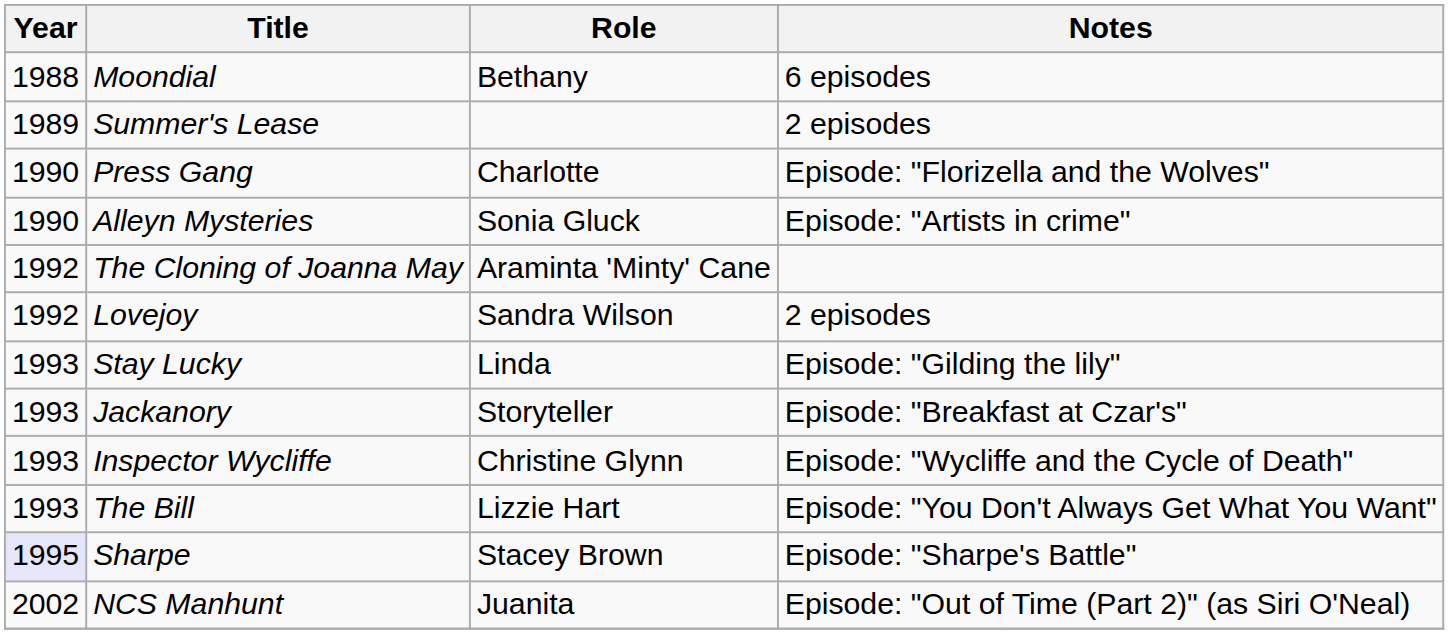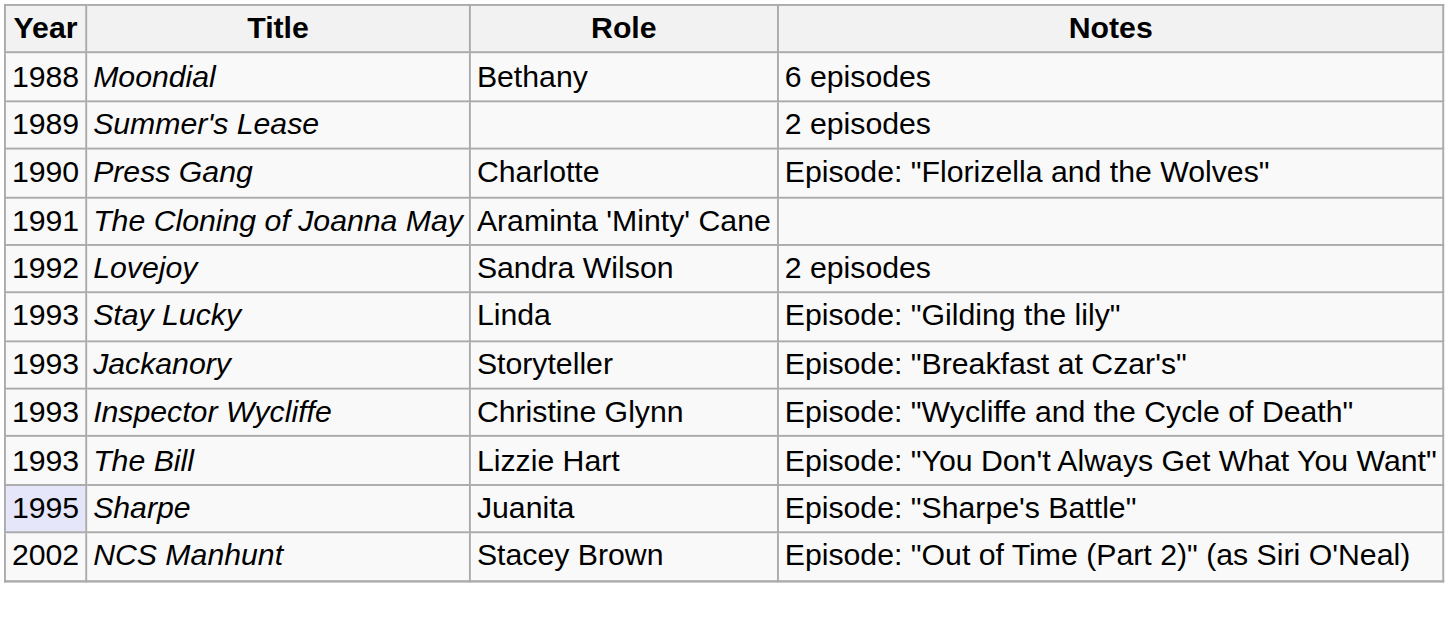- row: (203, 220)
(46, 268) 1992 -> (46, 220) 1991
(570, 556) Stacey Brown -> (526, 508) Juanita
(526, 603) Juanita -> (570, 556) Stacey Brown
